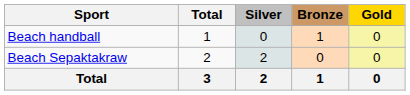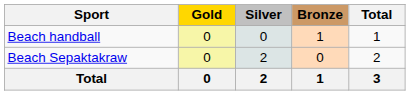columns swapped: (377, 15) <-> (207, 15)
